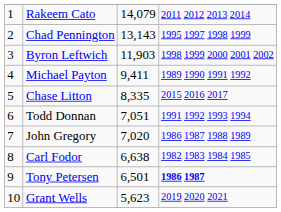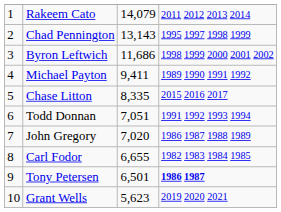(138, 55) 11,903 -> (138, 55) 11,686
(135, 156) 6,638 -> (135, 156) 6,655
